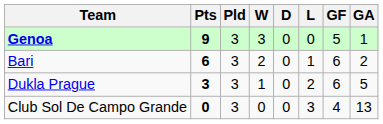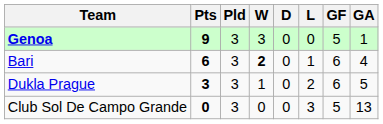(261, 61) normal -> (261, 61) bold
(364, 61) 2 -> (364, 61) 4
(336, 107) 4 -> (336, 107) 5
